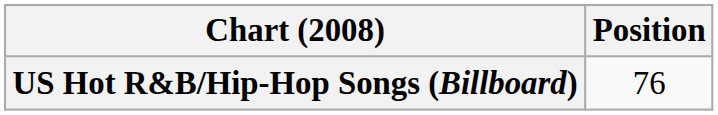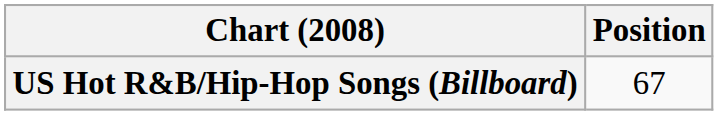(649, 82) 76 -> (649, 82) 67
